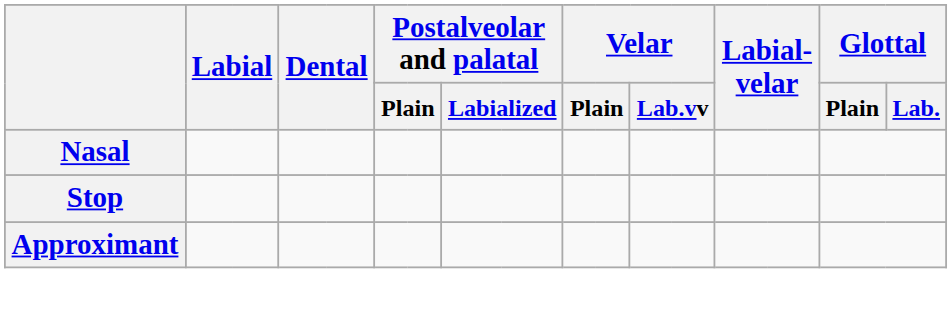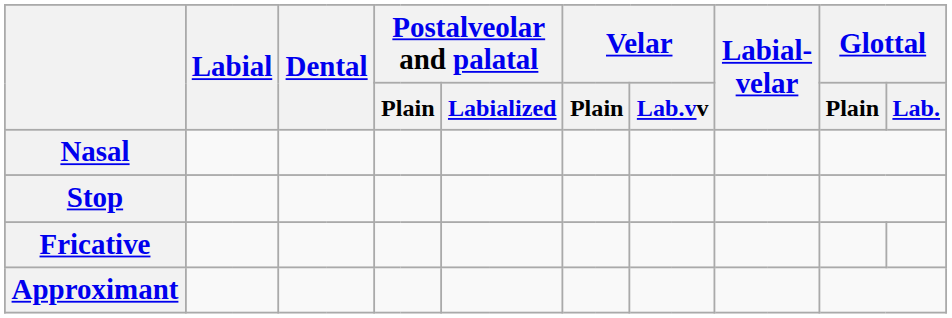+ row: (95, 243)
